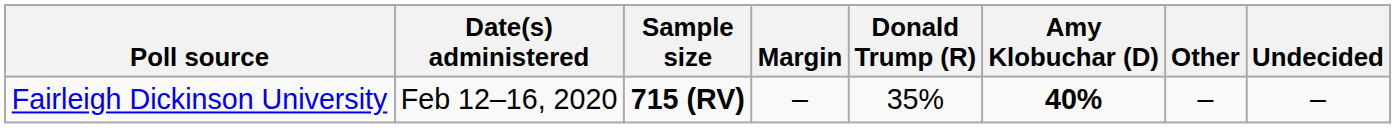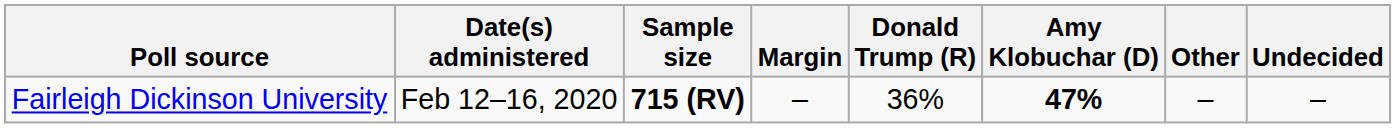(915, 100) 35% -> (915, 100) 36%
(1074, 100) 40% -> (1074, 100) 47%
